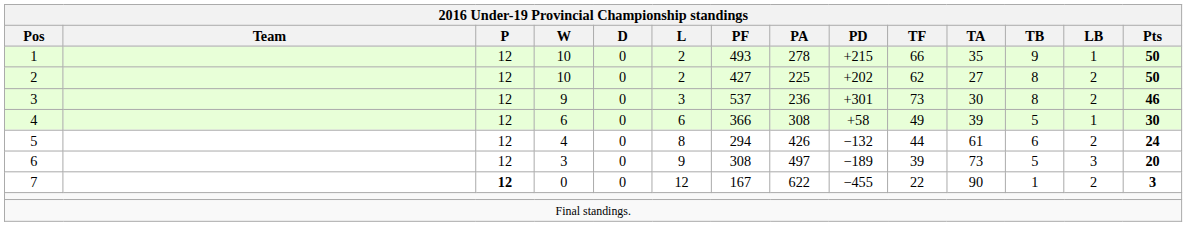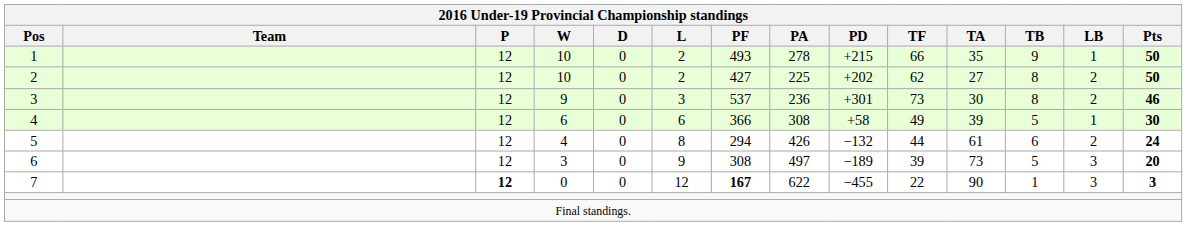(740, 183) normal -> (740, 183) bold
(1094, 183) 2 -> (1094, 183) 3
